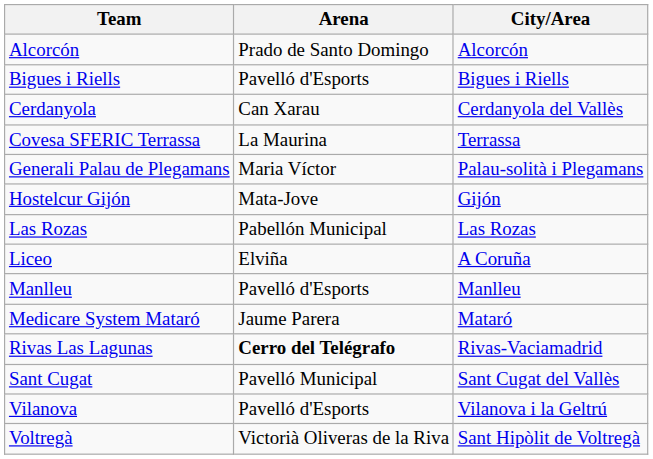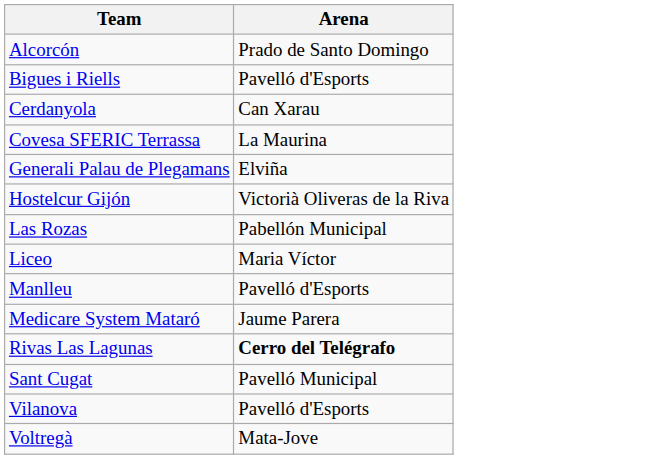- column: (551, 19)
(287, 169) Maria Víctor -> (263, 169) Elviña
(278, 199) Mata-Jove -> (344, 199) Victorià Oliveras de la Riva
(263, 259) Elviña -> (287, 259) Maria Víctor
(344, 438) Victorià Oliveras de la Riva -> (278, 438) Mata-Jove
